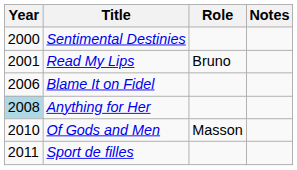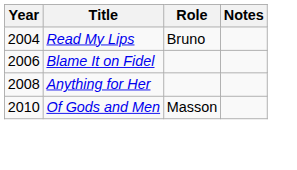- row: (116, 38)
(24, 61) 2001 -> (24, 38) 2004
(24, 107) lightblue background -> (24, 84) no background
- row: (90, 152)
